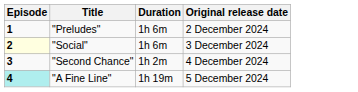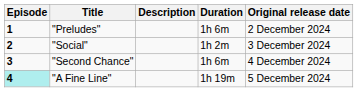+ column: (167, 12)
(10, 45) lightyellow background -> (10, 45) no background
(153, 45) 1h 6m -> (215, 45) 1h 2m
(153, 62) 1h 2m -> (215, 62) 1h 6m
